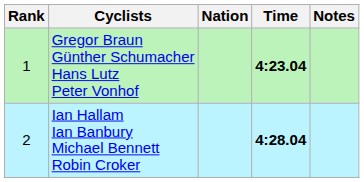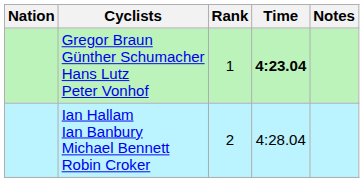columns swapped: (26, 16) <-> (225, 16)
(281, 140) bold -> (281, 140) normal
